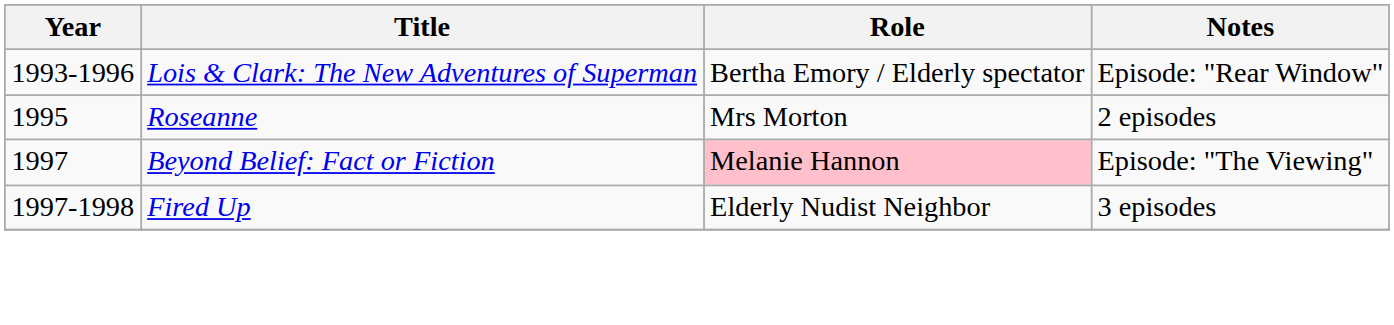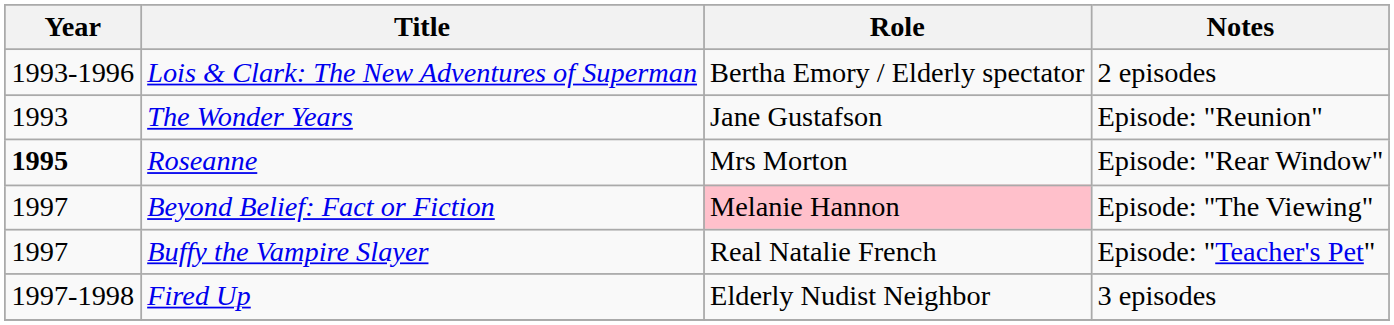(1240, 71) Episode: "Rear Window" -> (1157, 71) 2 episodes
+ row: (250, 116)
(40, 116) normal -> (40, 161) bold
(1157, 116) 2 episodes -> (1240, 161) Episode: "Rear Window"
+ row: (288, 251)
